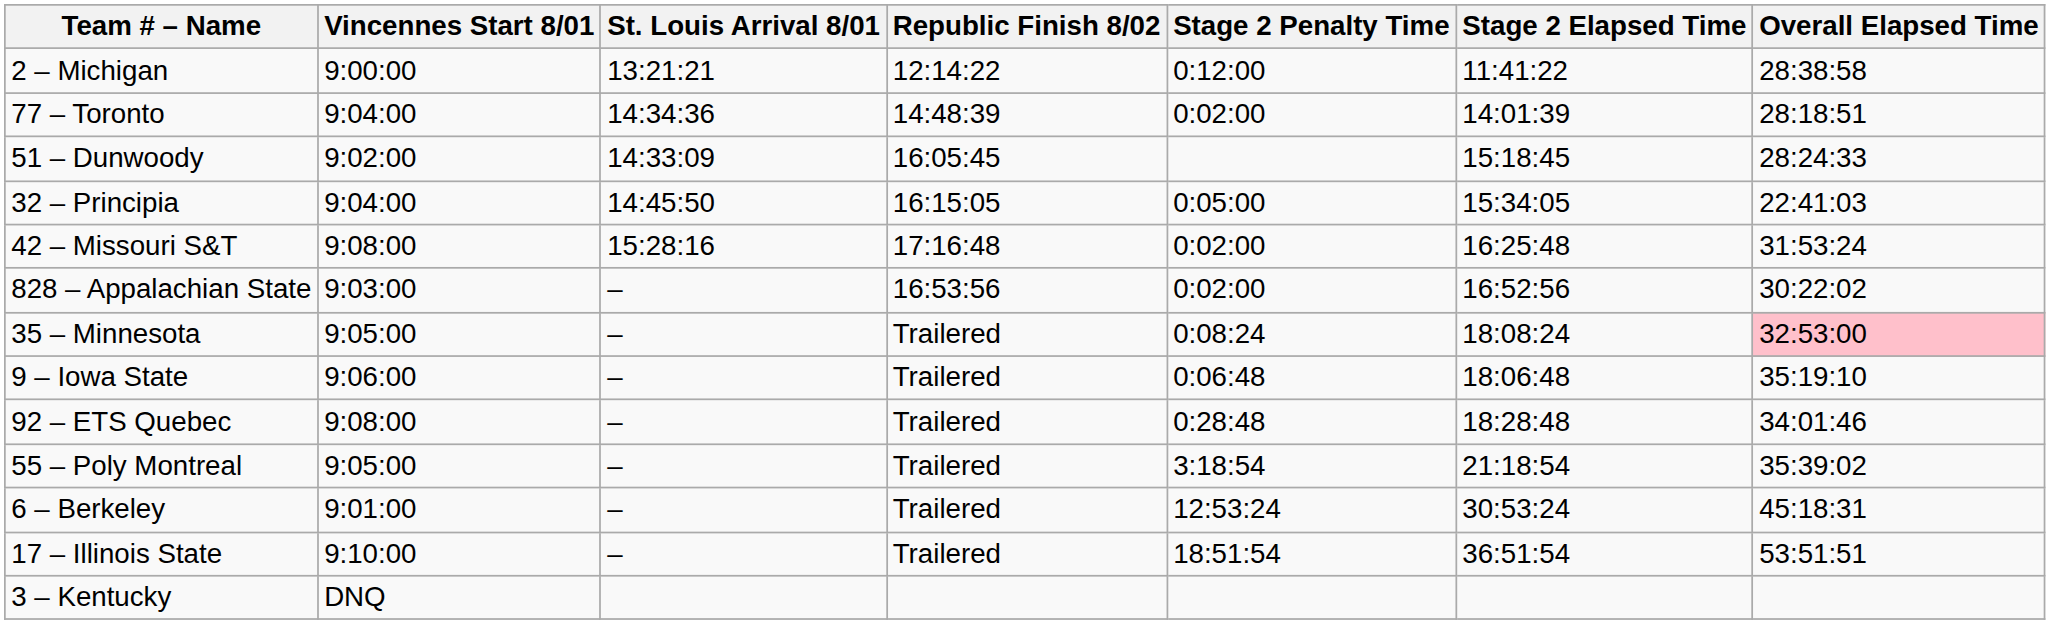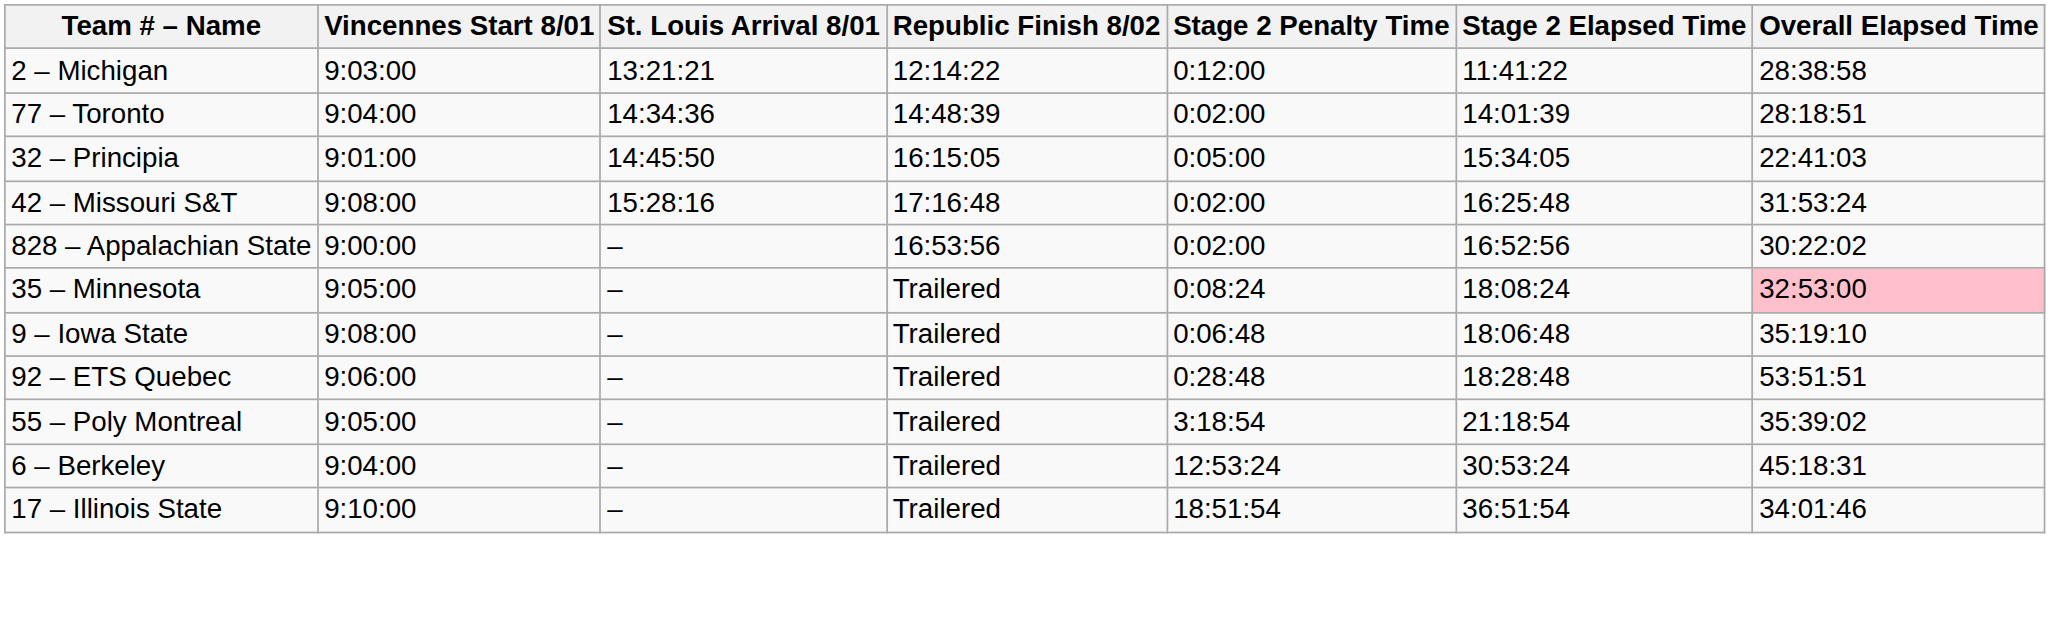(370, 70) 9:00:00 -> (370, 70) 9:03:00
- row: (107, 158)
(370, 202) 9:04:00 -> (370, 158) 9:01:00
(370, 289) 9:03:00 -> (370, 245) 9:00:00
(370, 377) 9:06:00 -> (370, 333) 9:08:00
(370, 421) 9:08:00 -> (370, 377) 9:06:00
(1813, 421) 34:01:46 -> (1813, 377) 53:51:51
(370, 509) 9:01:00 -> (370, 465) 9:04:00
(1813, 553) 53:51:51 -> (1813, 509) 34:01:46
- row: (91, 597)
